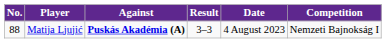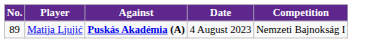- column: (204, 12)
(15, 29) 88 -> (15, 29) 89
